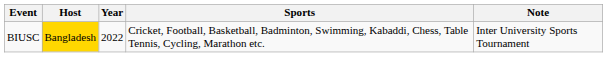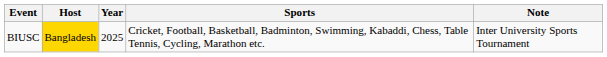(112, 36) 2022 -> (112, 36) 2025
